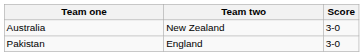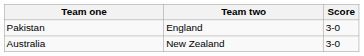rows swapped: (26, 28) <-> (26, 43)
